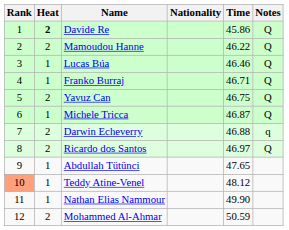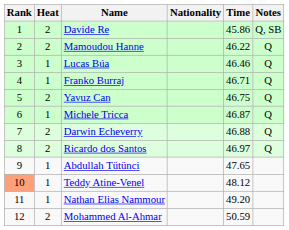(48, 30) bold -> (48, 30) normal
(268, 30) Q -> (268, 30) Q, SB
(268, 132) q -> (268, 132) Q
(238, 200) 49.90 -> (238, 200) 49.20
